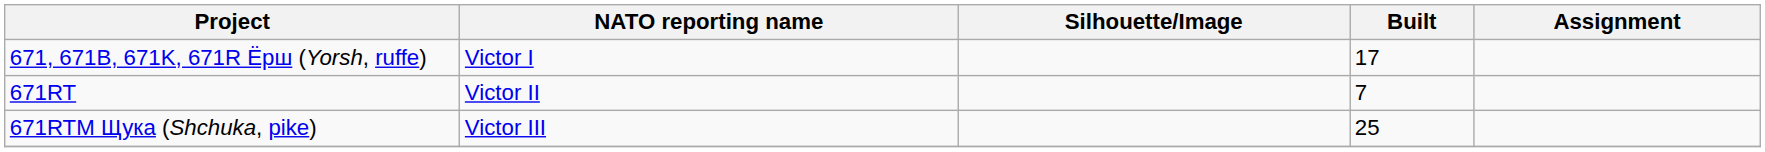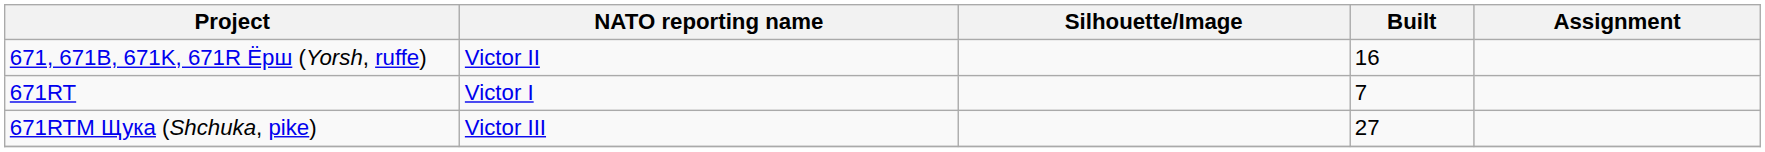(499, 57) Victor I -> (502, 57) Victor II
(1367, 57) 17 -> (1367, 57) 16
(502, 92) Victor II -> (499, 92) Victor I
(1367, 127) 25 -> (1367, 127) 27
